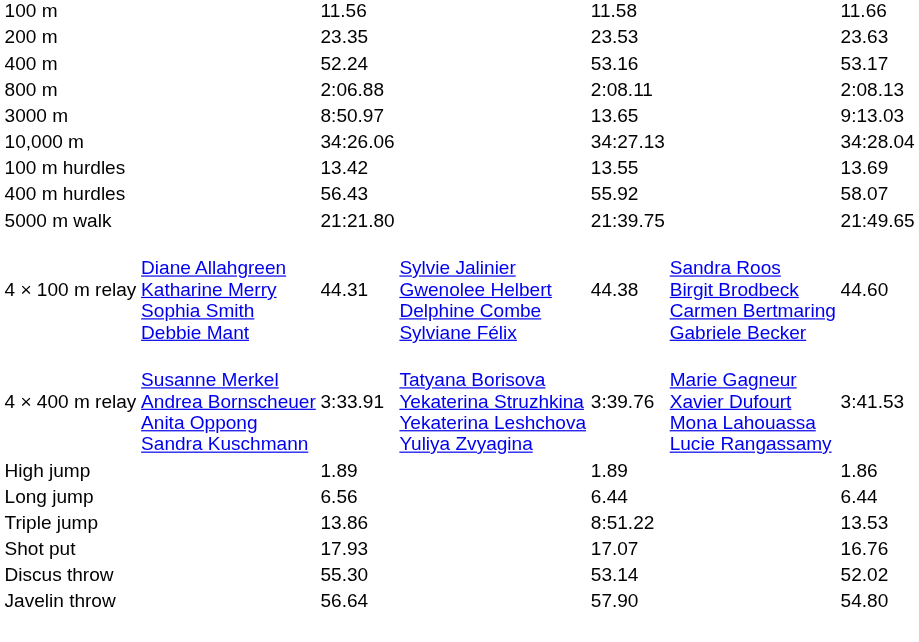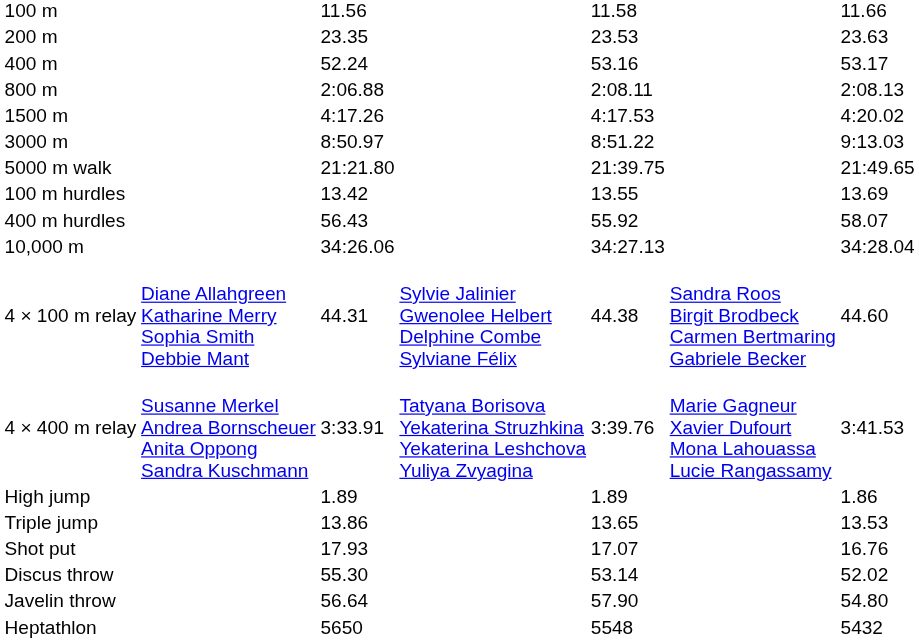+ row: (36, 115)
(615, 115) 13.65 -> (623, 142) 8:51.22
rows swapped: (44, 142) <-> (58, 220)
- row: (49, 496)
(623, 522) 8:51.22 -> (615, 522) 13.65
+ row: (51, 627)
